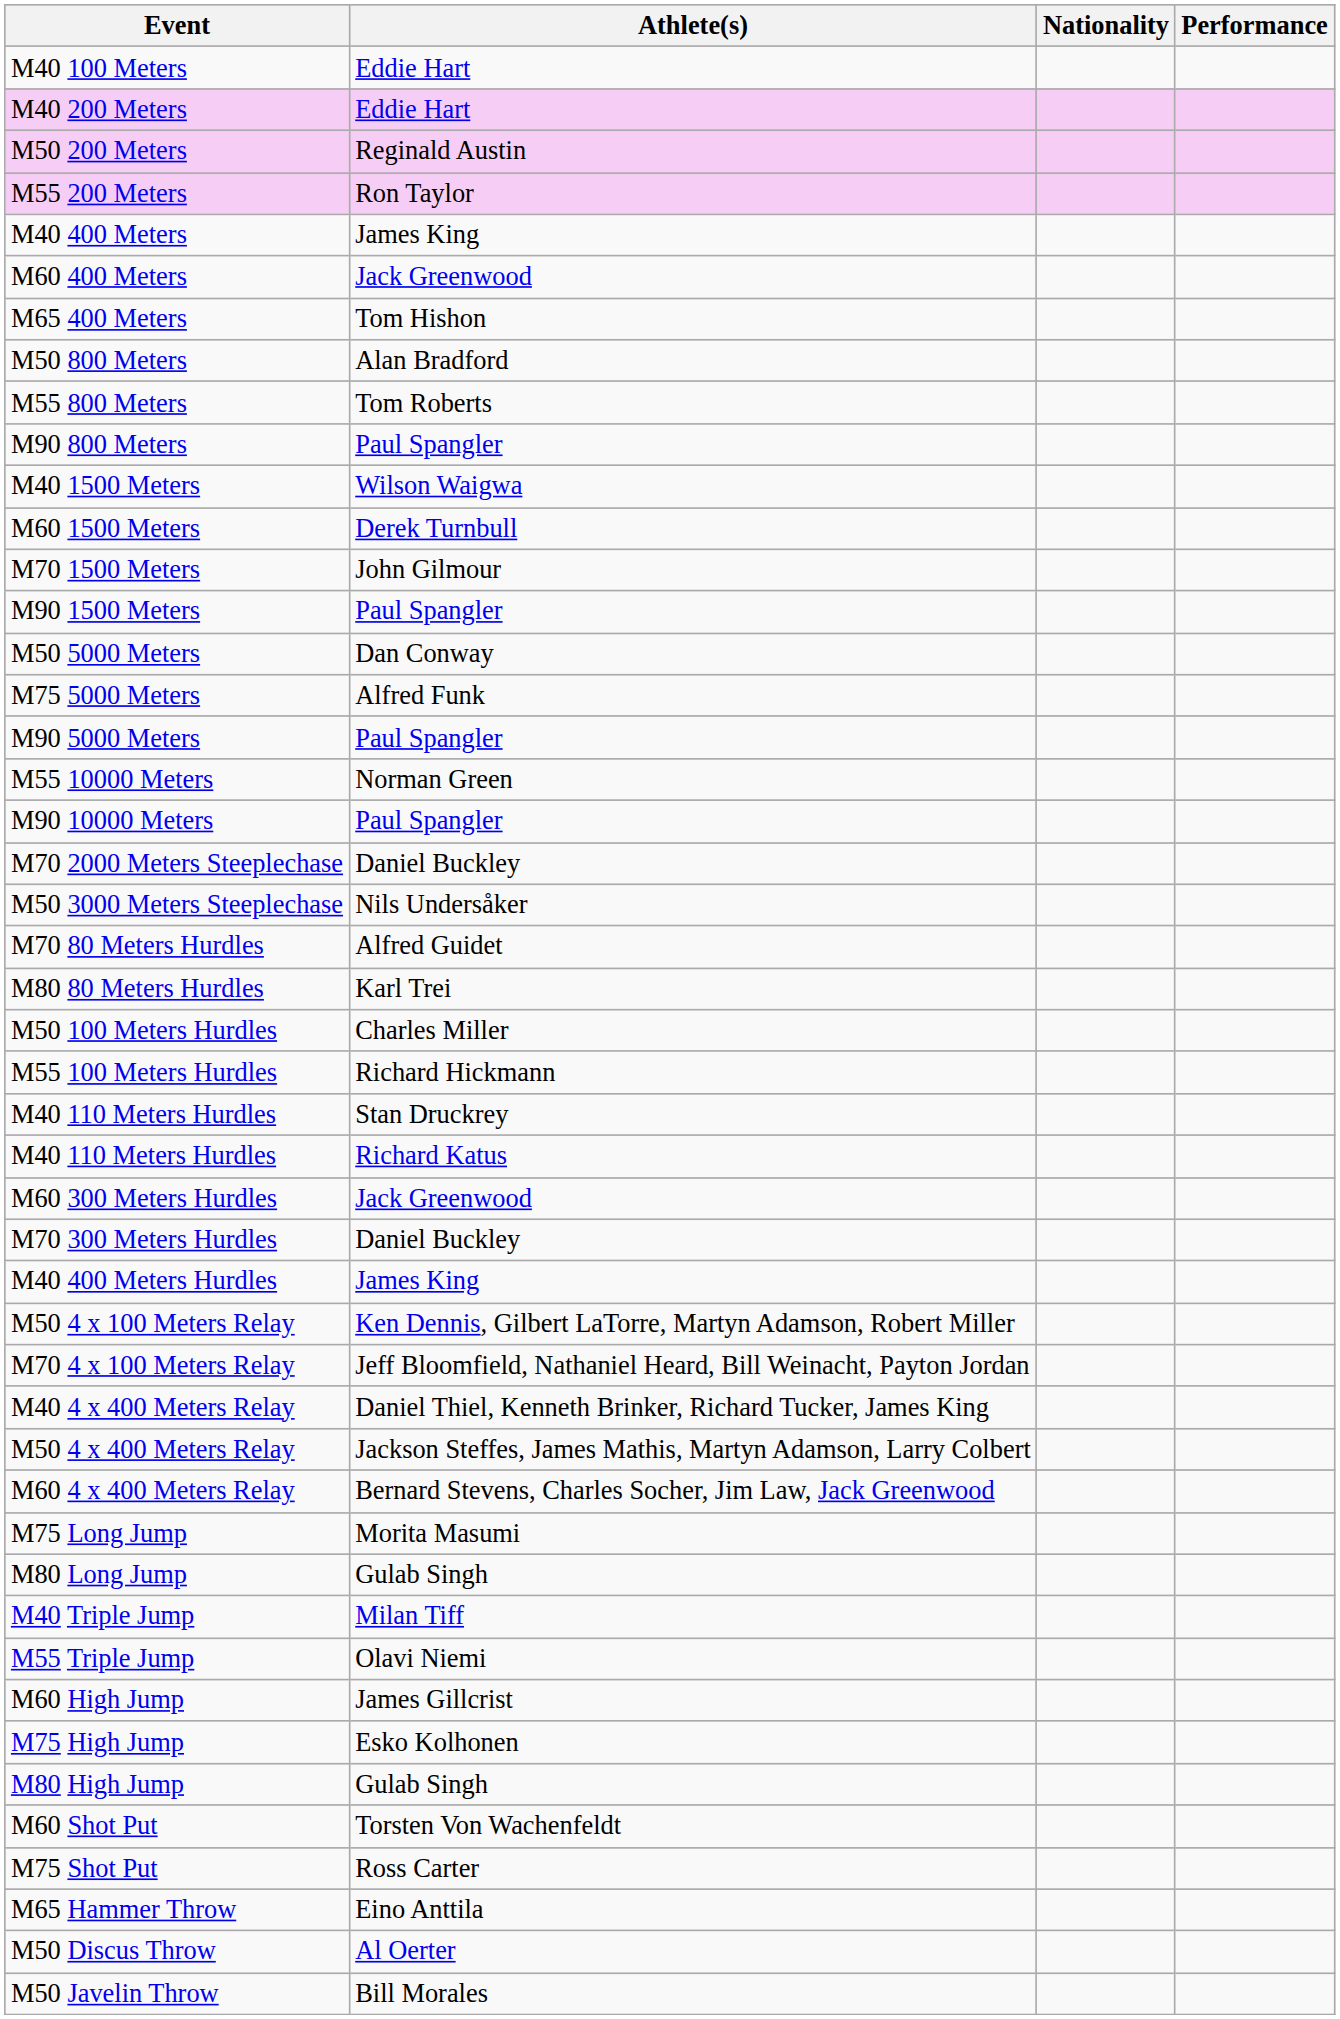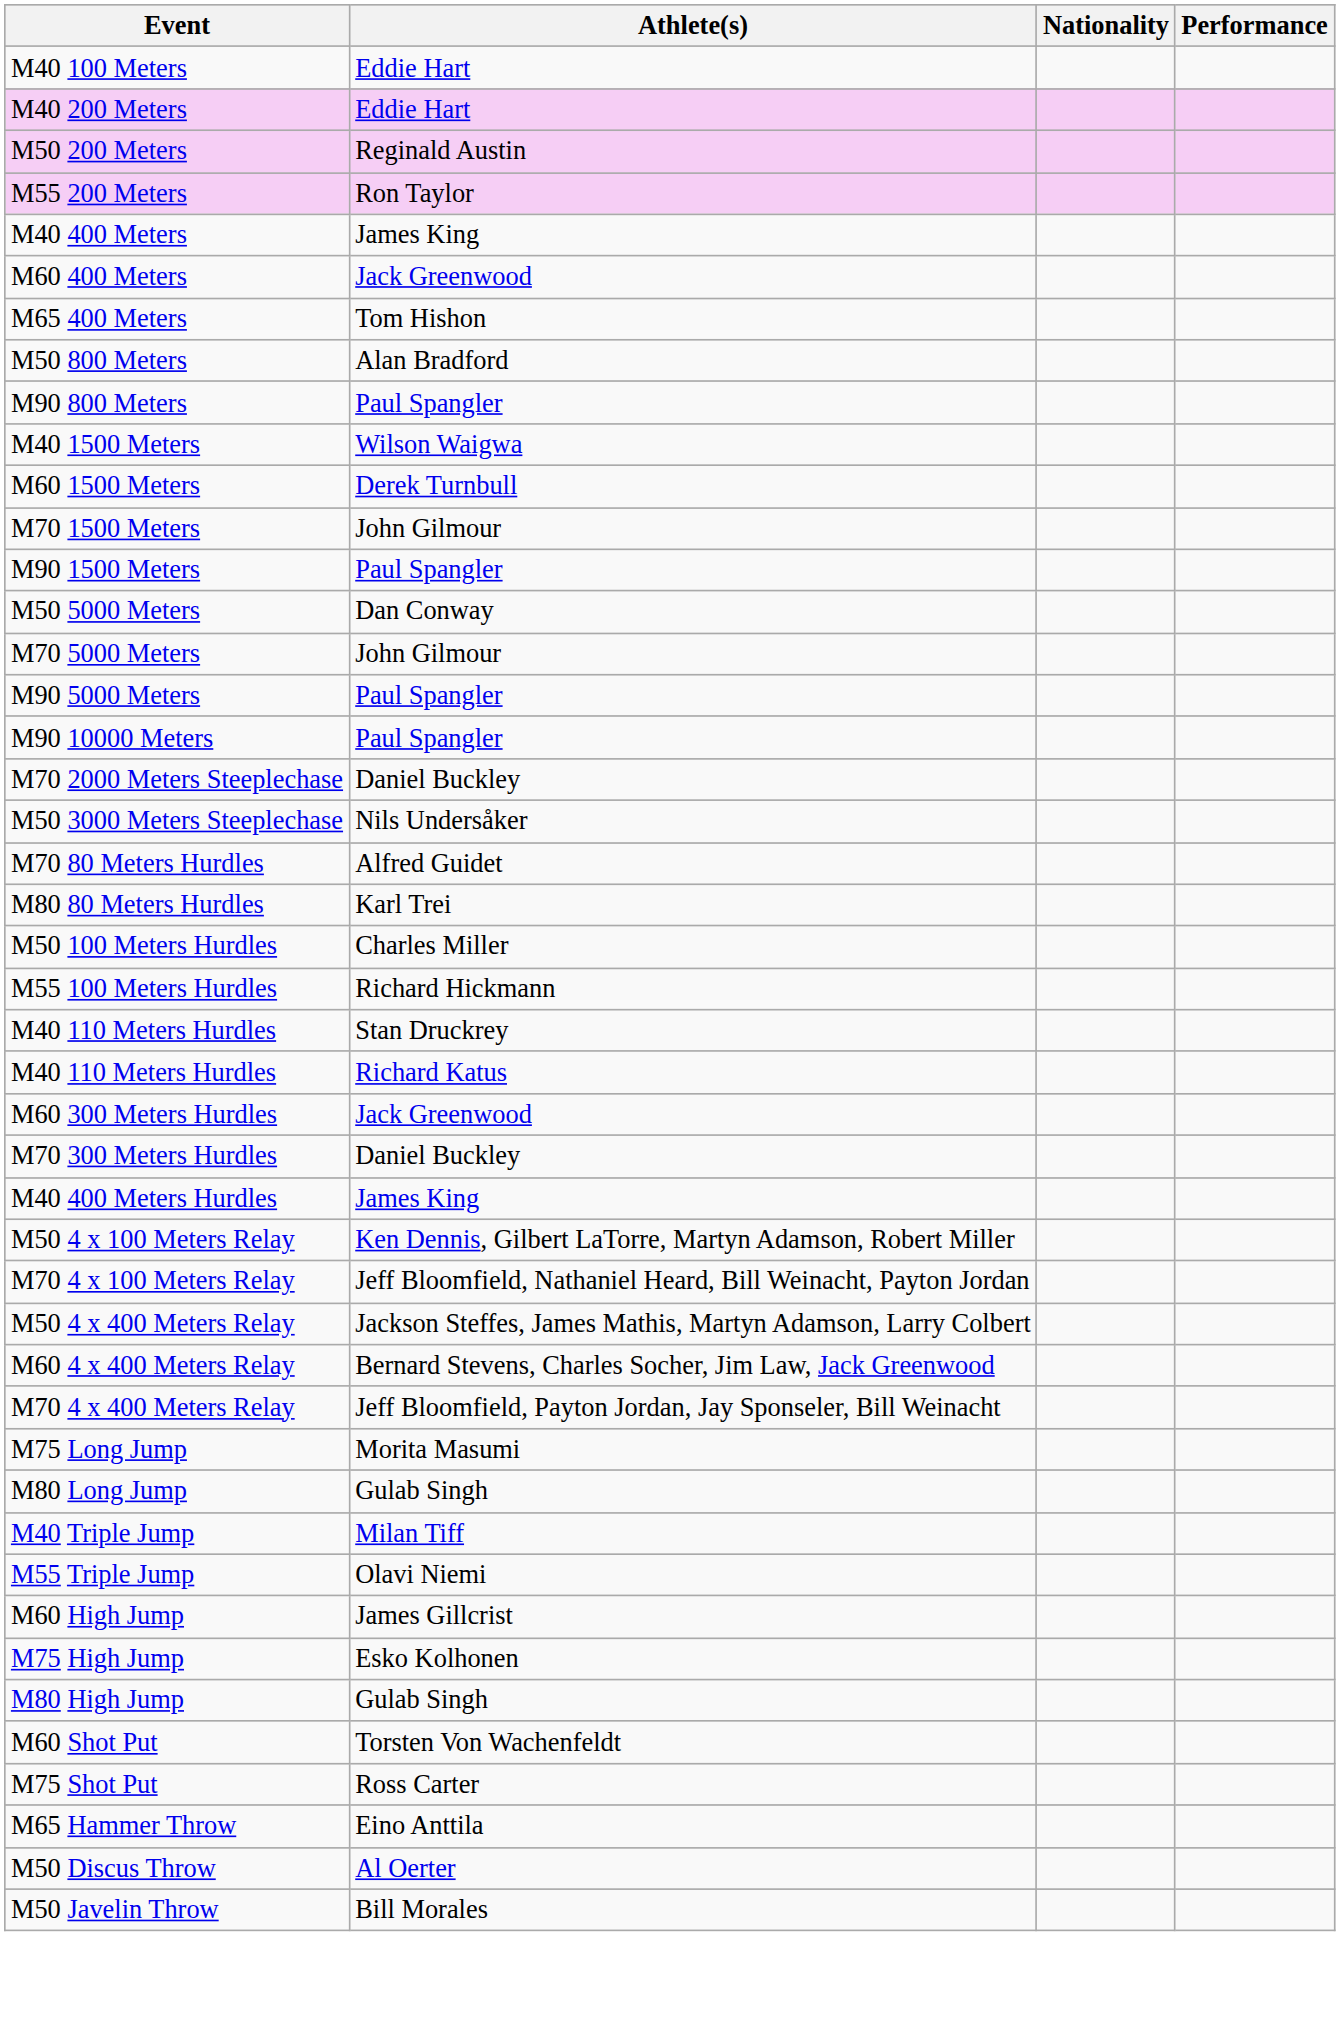- row: (99, 402)
+ row: (106, 653)
- row: (106, 695)
- row: (112, 779)
- row: (153, 1407)
+ row: (153, 1407)
